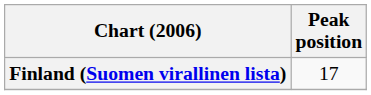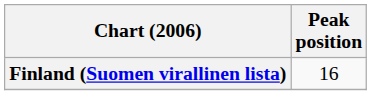(329, 73) 17 -> (329, 73) 16
